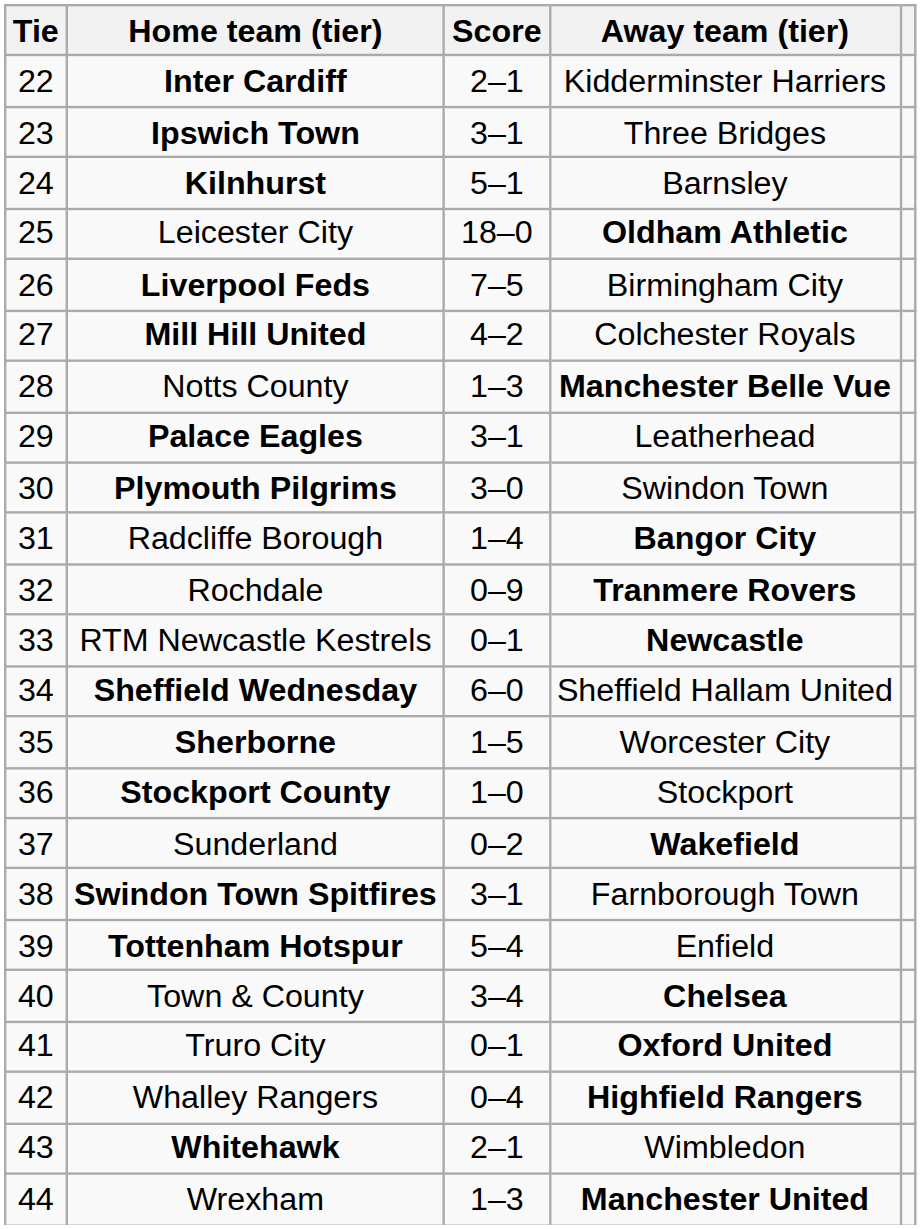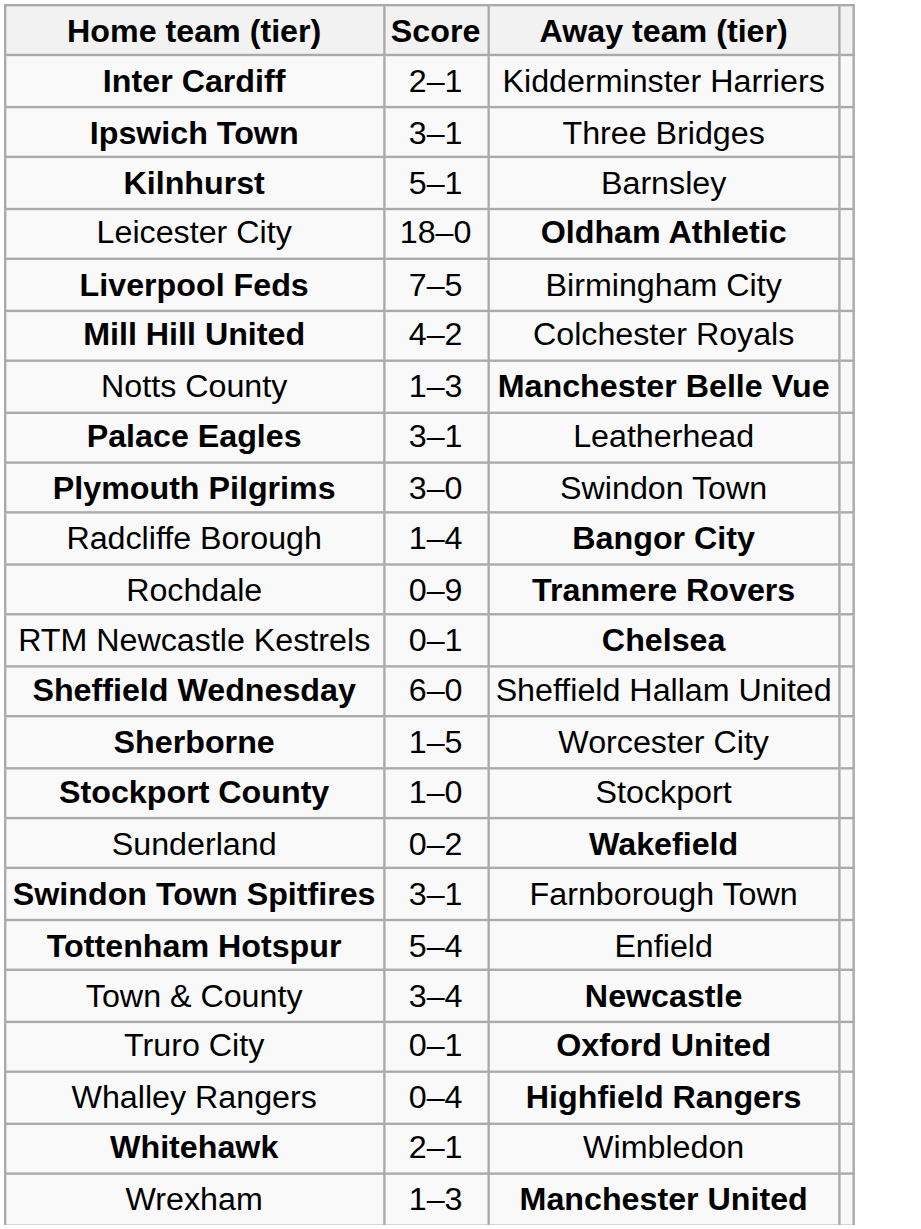- column: (36, 30)
(725, 640) Newcastle -> (664, 640) Chelsea
(725, 996) Chelsea -> (664, 996) Newcastle
